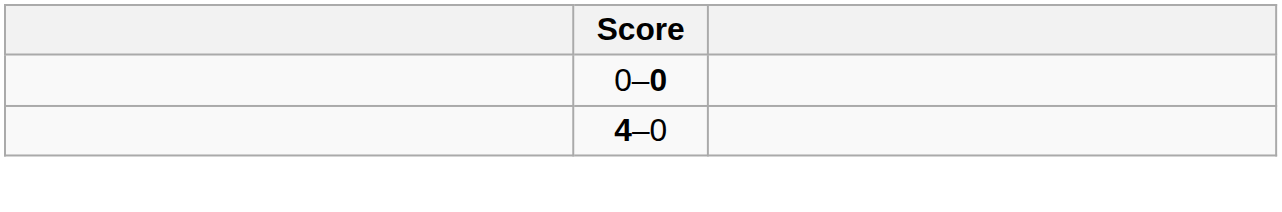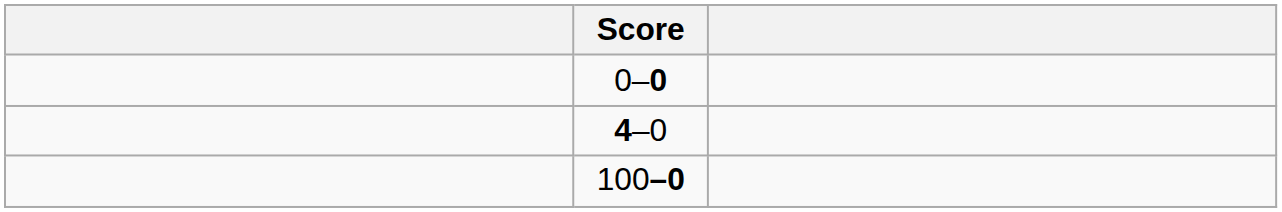+ row: (641, 180)
